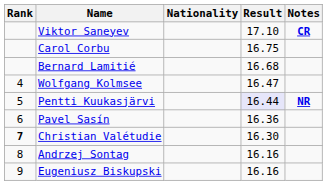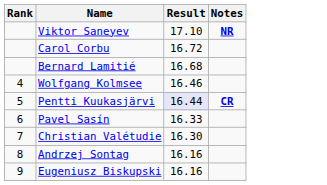- column: (202, 13)
(304, 31) CR -> (227, 31) NR
(263, 48) 16.75 -> (186, 48) 16.72
(263, 84) 16.47 -> (186, 84) 16.46
(304, 101) NR -> (227, 101) CR
(263, 119) 16.36 -> (186, 119) 16.33
(20, 136) bold -> (20, 136) normal
